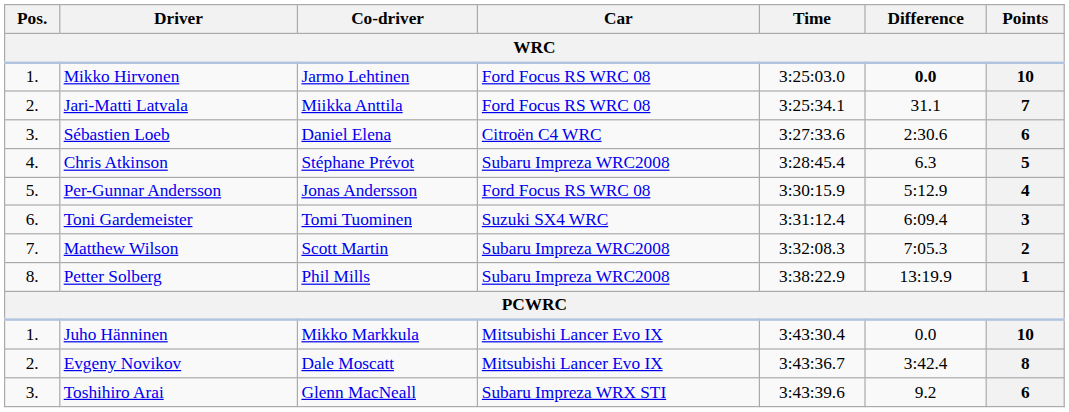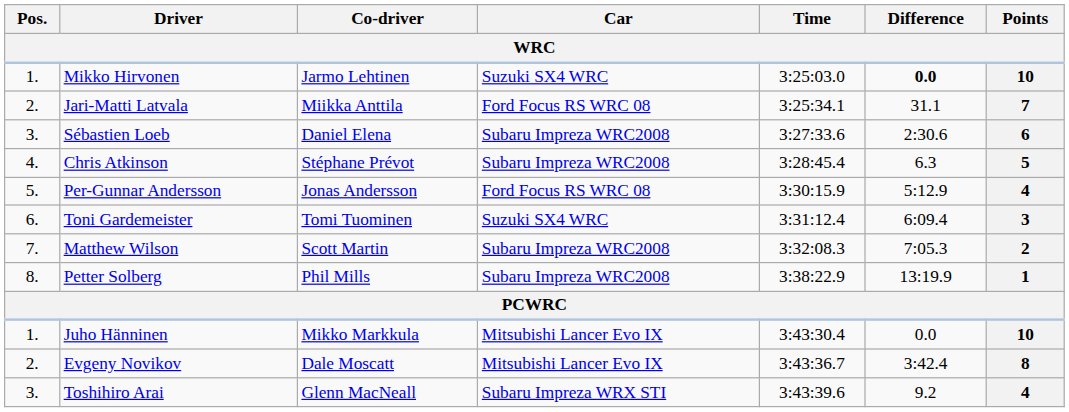(566, 77) Ford Focus RS WRC 08 -> (545, 77) Suzuki SX4 WRC
(542, 134) Citroën C4 WRC -> (576, 134) Subaru Impreza WRC2008
(1025, 392) 6 -> (1025, 392) 4
